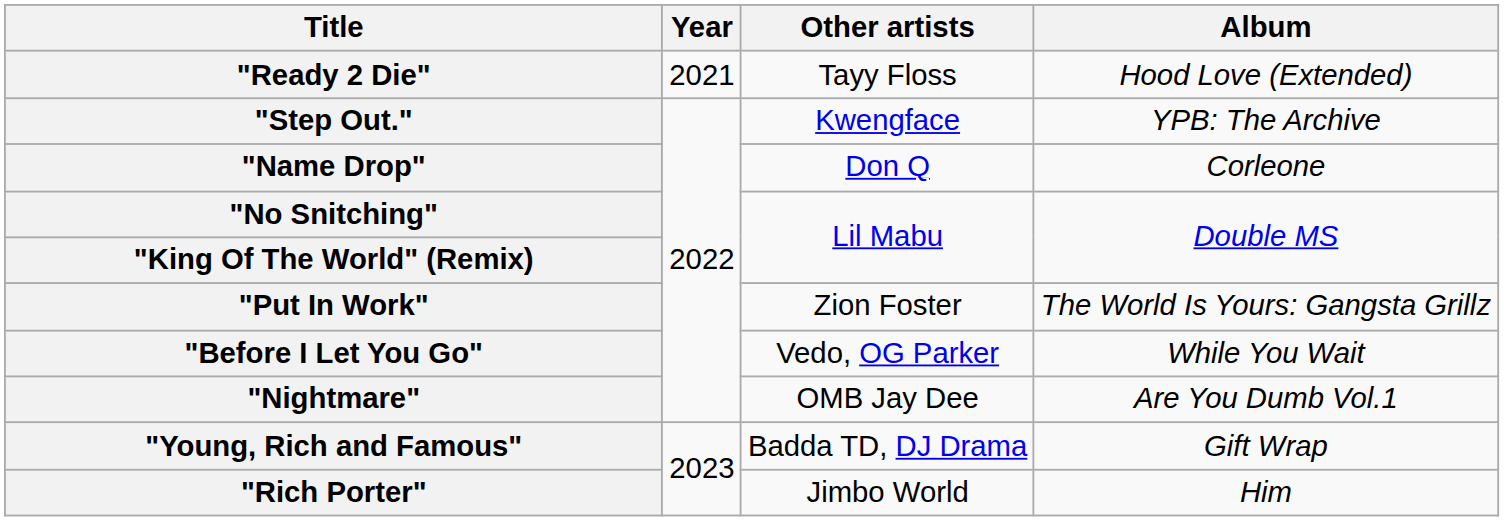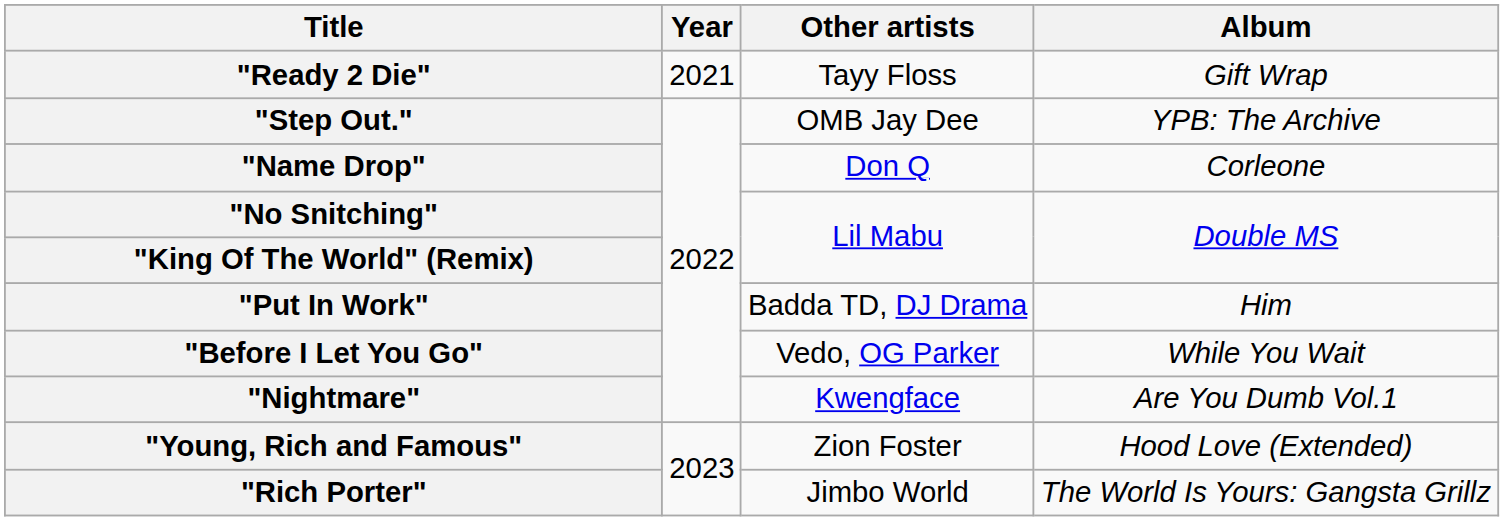(1266, 74) Hood Love (Extended) -> (1266, 74) Gift Wrap
(888, 120) Kwengface -> (888, 120) OMB Jay Dee
(888, 306) Zion Foster -> (888, 306) Badda TD, DJ Drama
(1266, 306) The World Is Yours: Gangsta Grillz -> (1266, 306) Him
(888, 399) OMB Jay Dee -> (888, 399) Kwengface
(888, 445) Badda TD, DJ Drama -> (888, 445) Zion Foster
(1266, 445) Gift Wrap -> (1266, 445) Hood Love (Extended)
(1266, 492) Him -> (1266, 492) The World Is Yours: Gangsta Grillz
